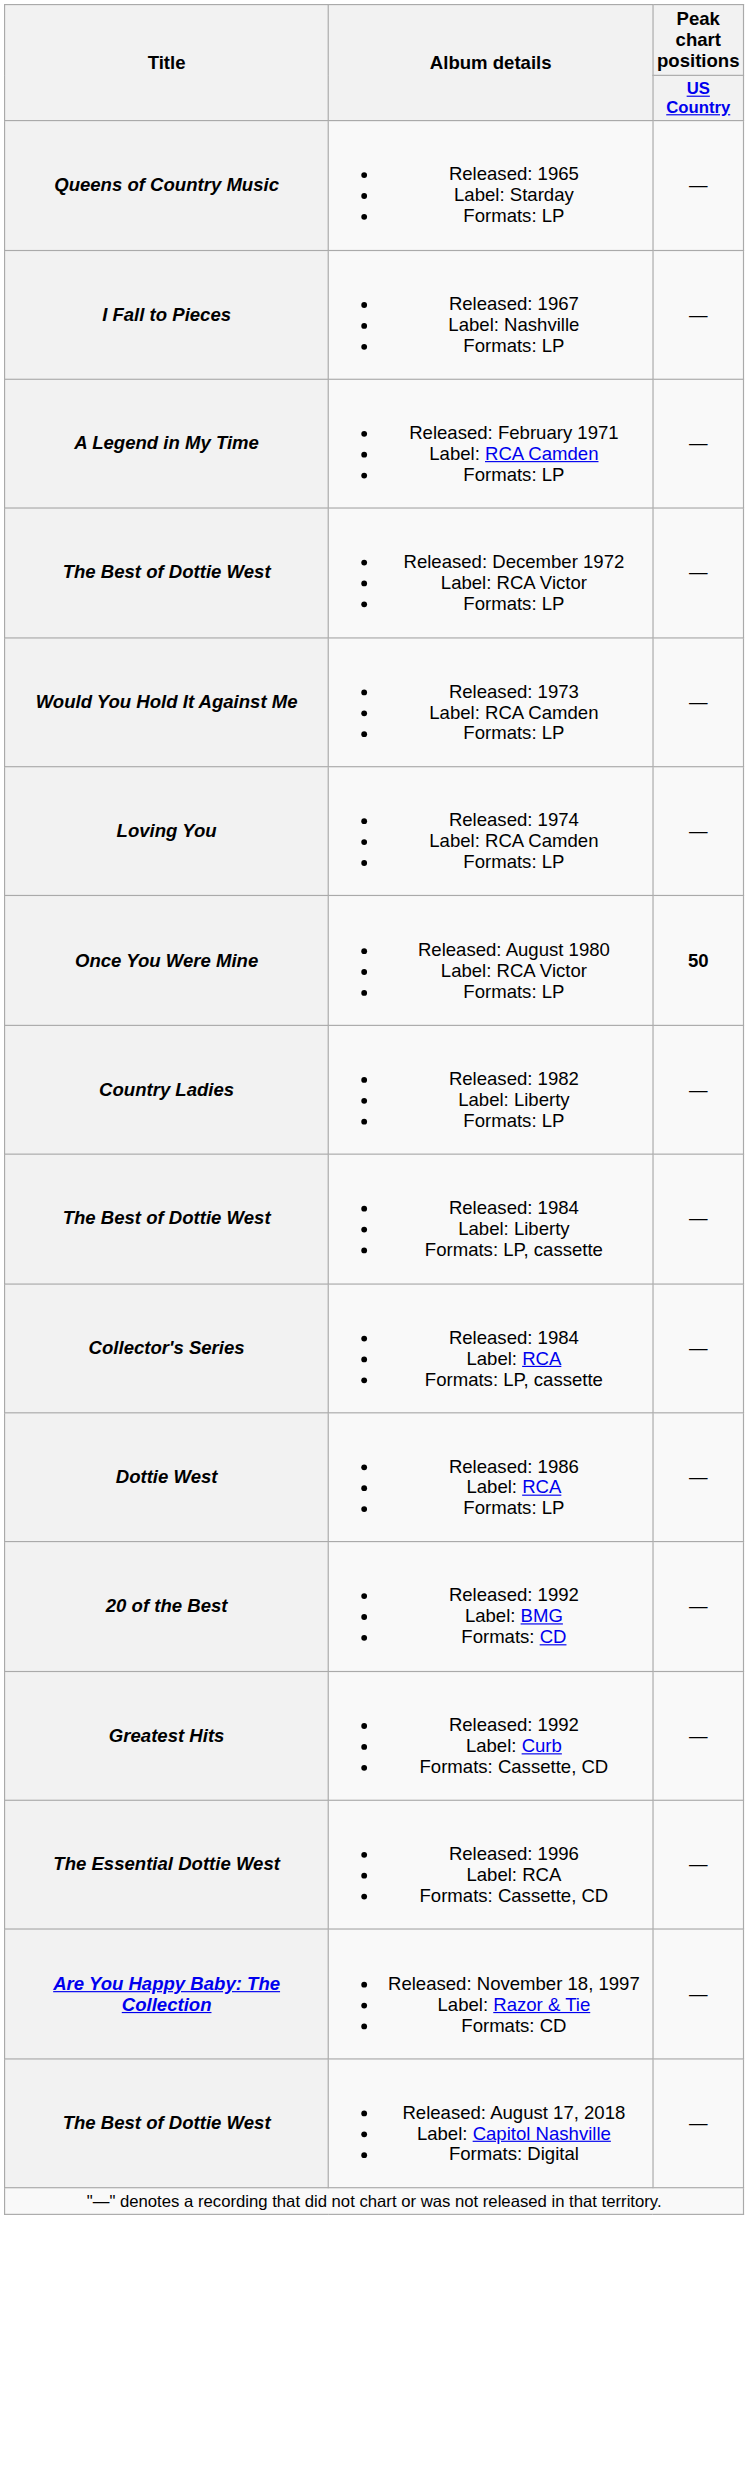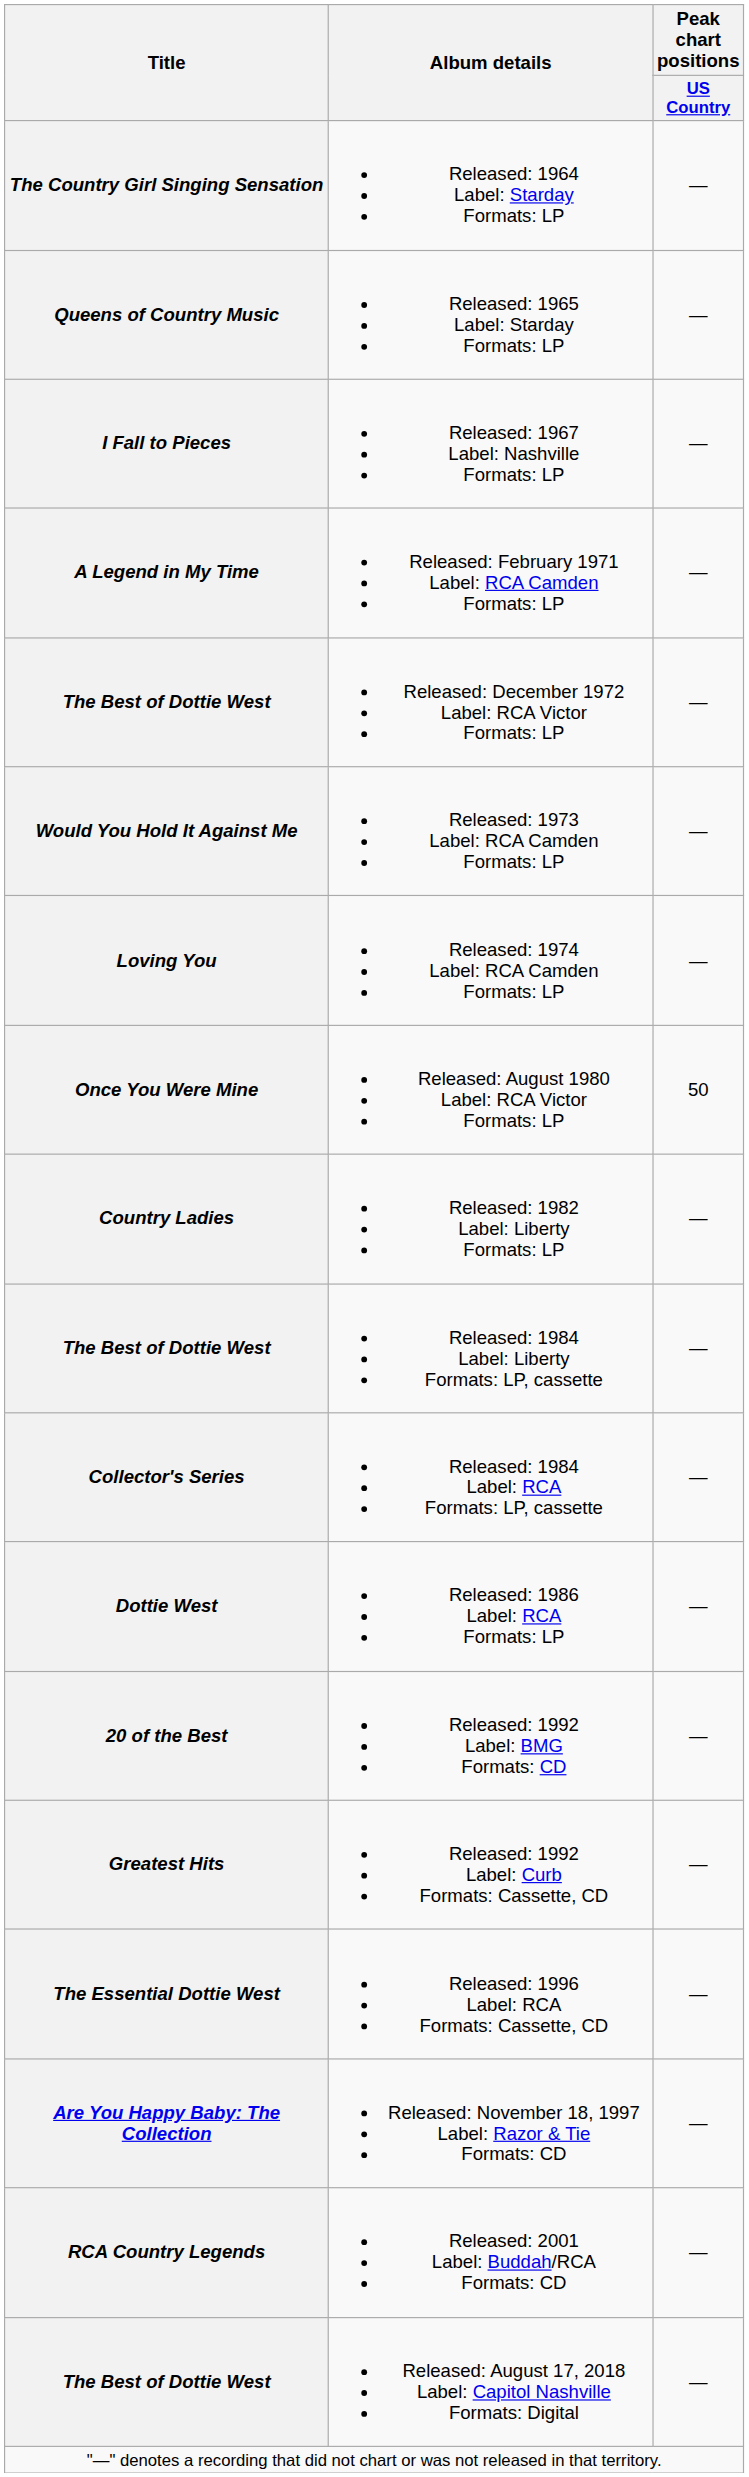+ row: (491, 196)
(698, 960) bold -> (698, 1089) normal
+ row: (491, 2263)
